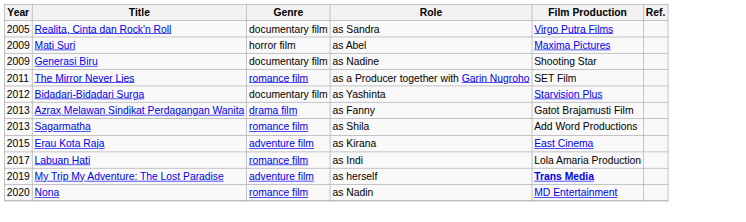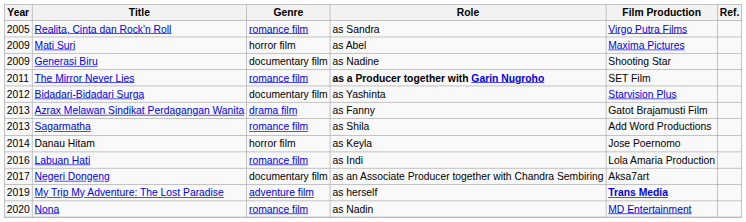(288, 29) documentary film -> (279, 29) romance film
(431, 78) normal -> (438, 78) bold
+ row: (65, 144)
- row: (70, 144)
(18, 160) 2017 -> (18, 160) 2016
+ row: (72, 176)
